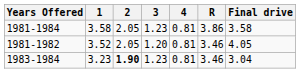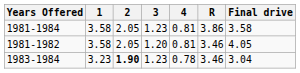(99, 44) 3.52 -> (99, 44) 3.58
(184, 60) 0.81 -> (184, 60) 0.78
